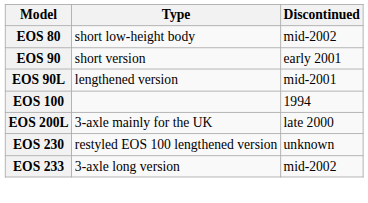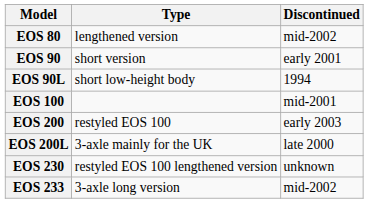(135, 36) short low-height body -> (126, 36) lengthened version
(126, 79) lengthened version -> (135, 79) short low-height body
(310, 79) mid-2001 -> (297, 79) 1994
(297, 101) 1994 -> (310, 101) mid-2001
+ row: (39, 123)
